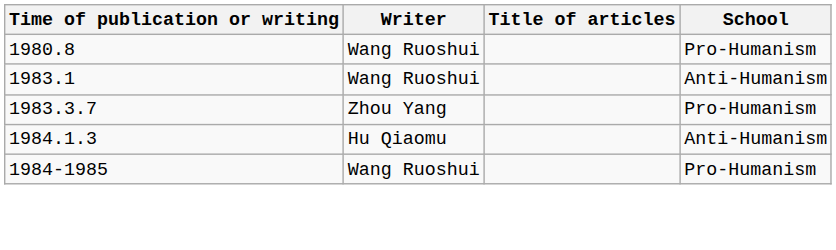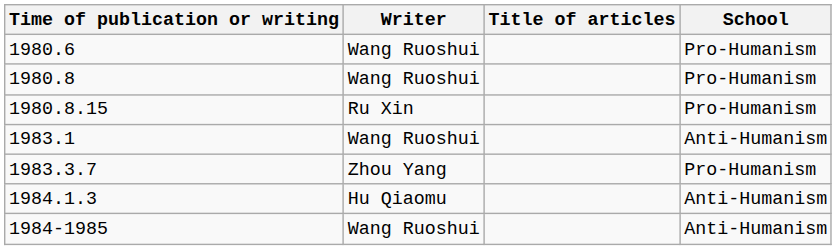+ row: (42, 50)
+ row: (59, 109)
(750, 169) Pro-Humanism -> (756, 229) Anti-Humanism
